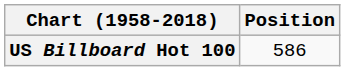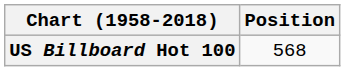(290, 51) 586 -> (290, 51) 568
